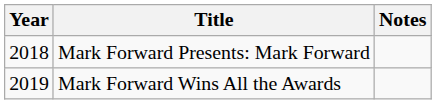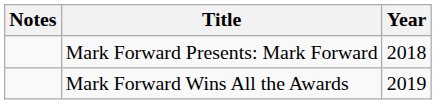columns swapped: (29, 20) <-> (403, 20)
